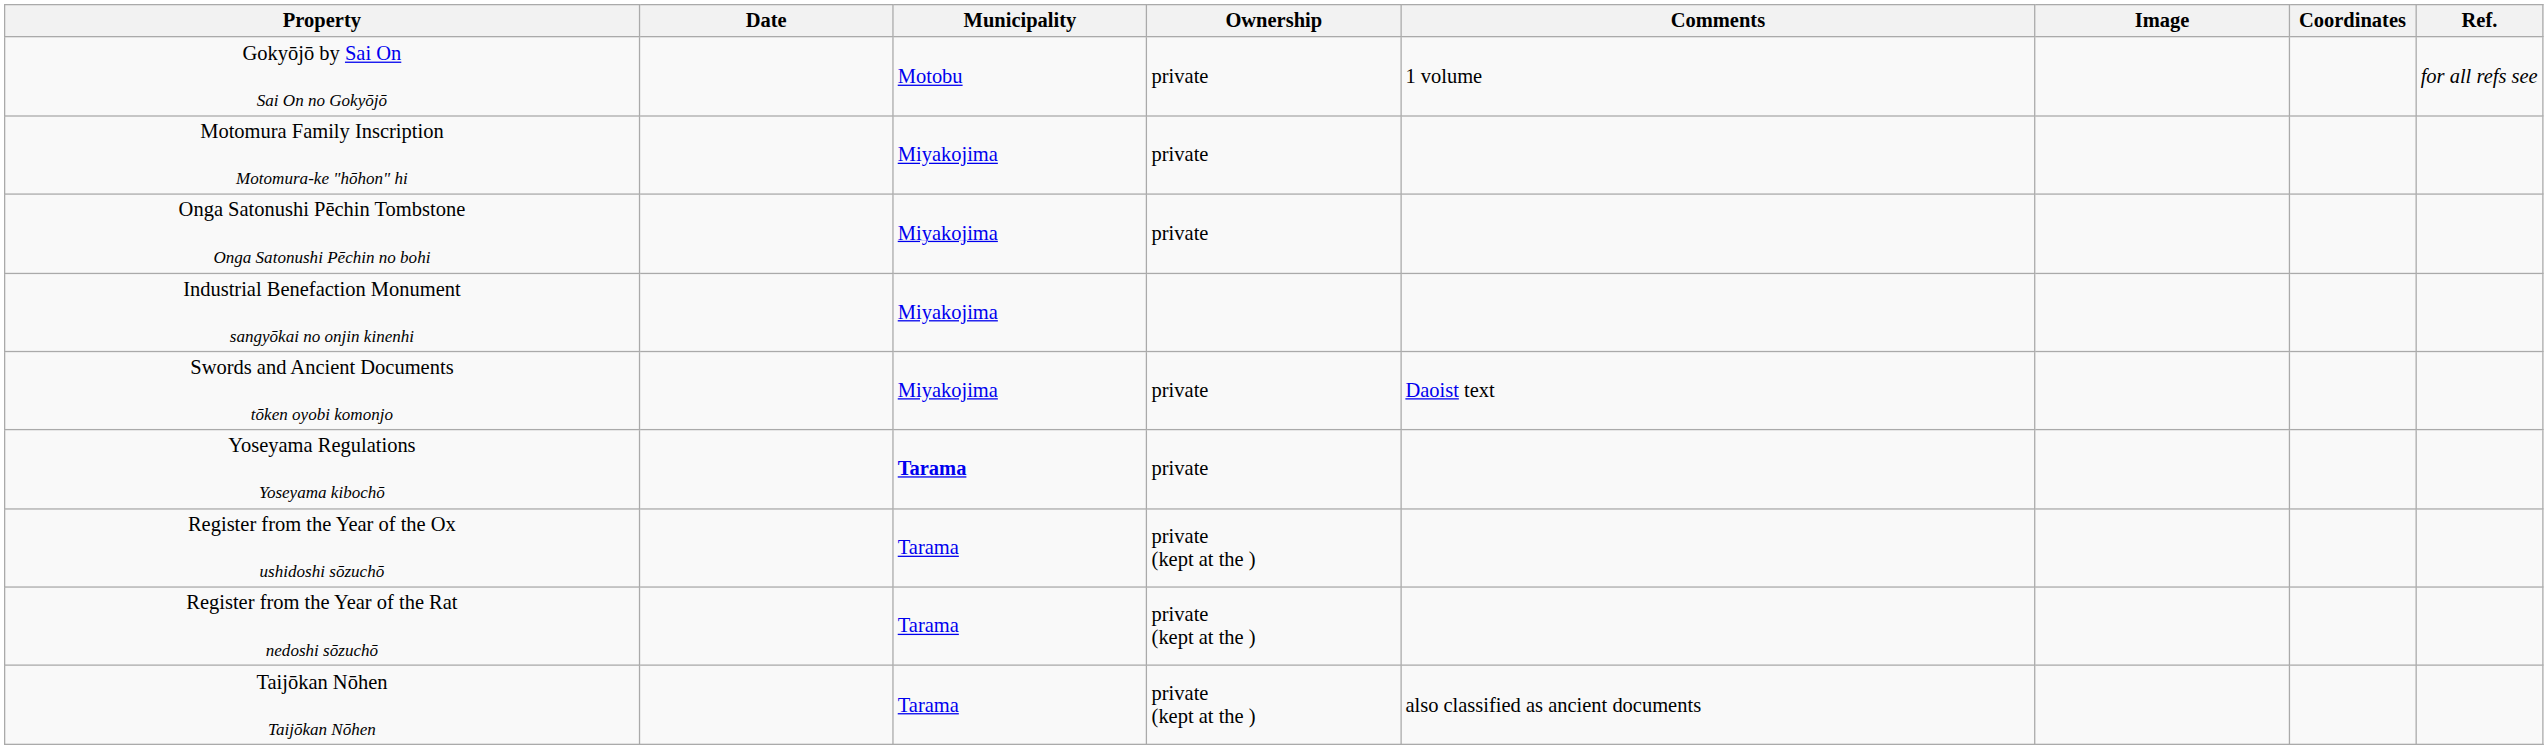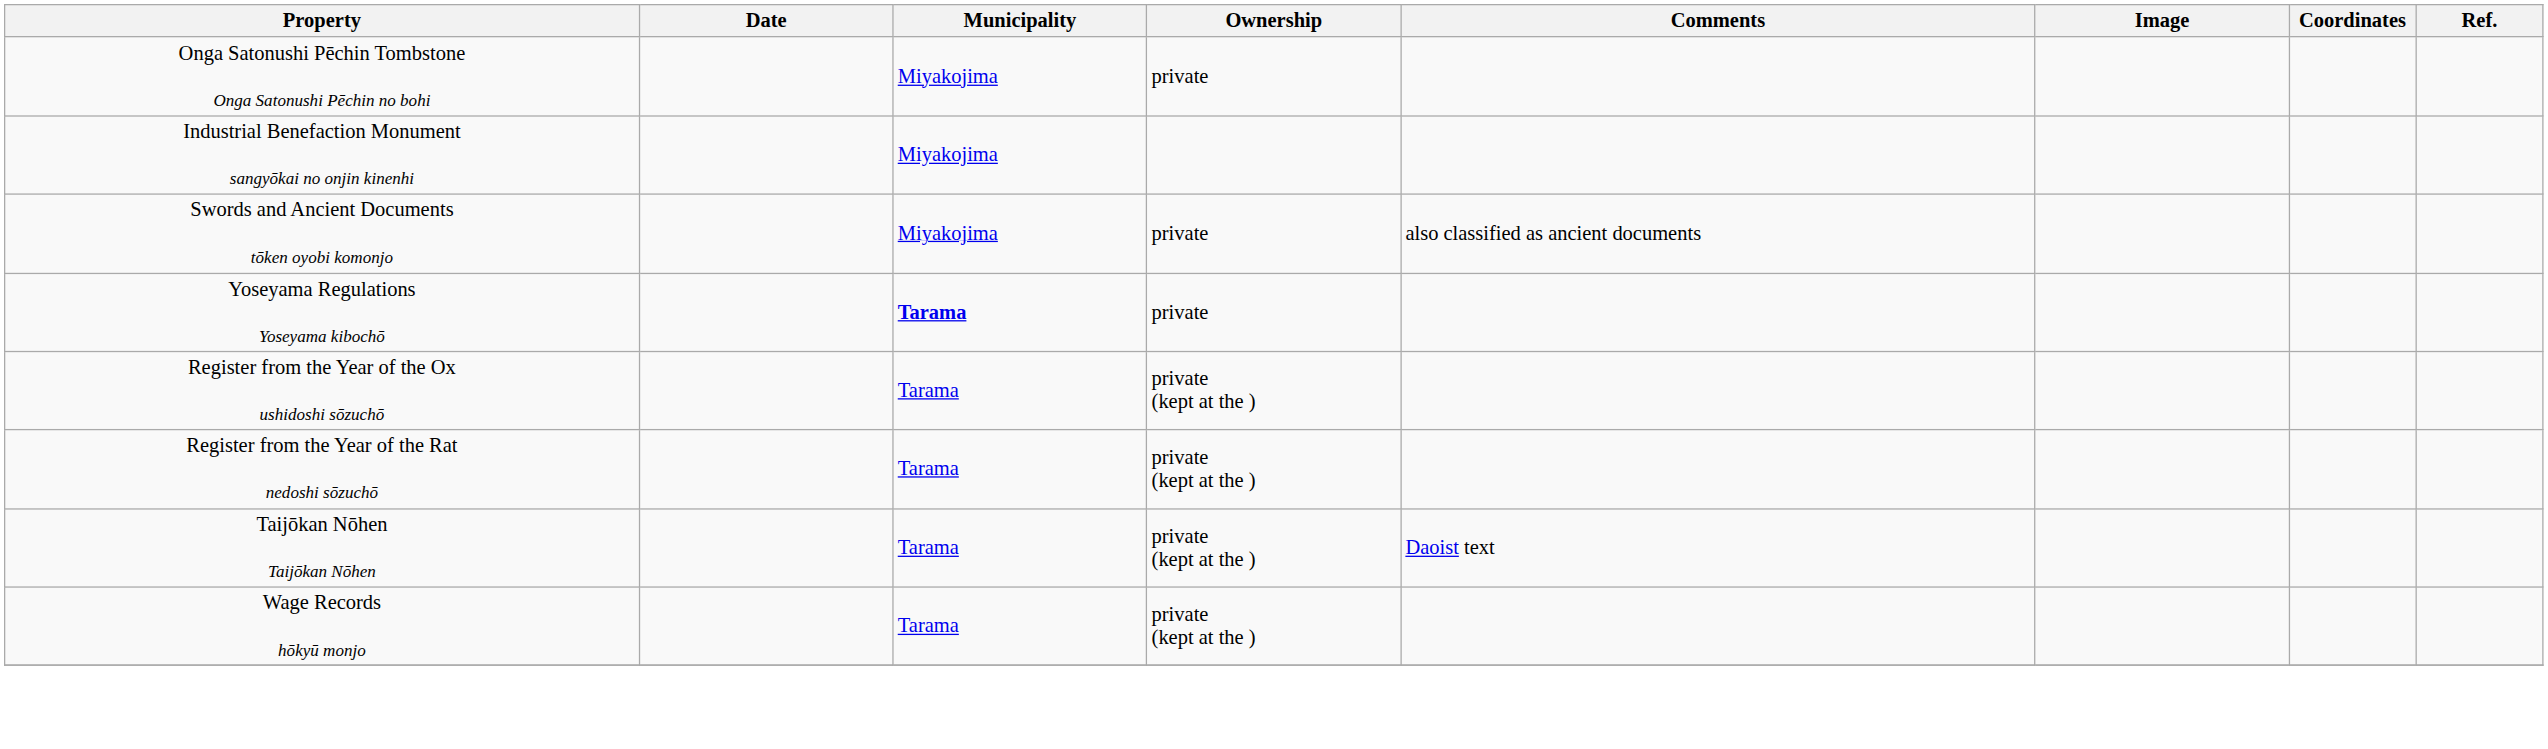- row: (322, 76)
- row: (322, 154)
(1450, 390) Daoist text -> (1553, 233) also classified as ancient documents
(1553, 704) also classified as ancient documents -> (1450, 547) Daoist text
+ row: (322, 626)
